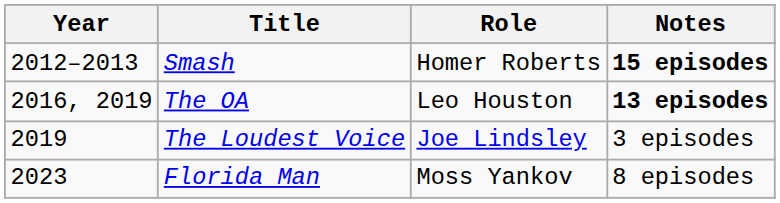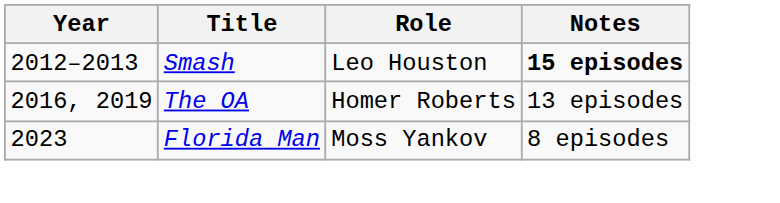(509, 63) Homer Roberts -> (409, 63) Leo Houston
(495, 101) Leo Houston -> (424, 101) Homer Roberts
(690, 101) bold -> (605, 101) normal
- row: (284, 140)
